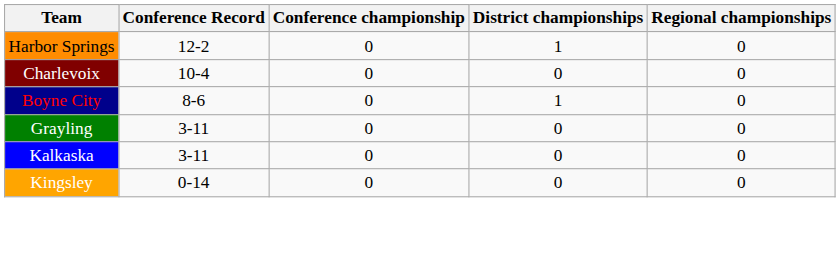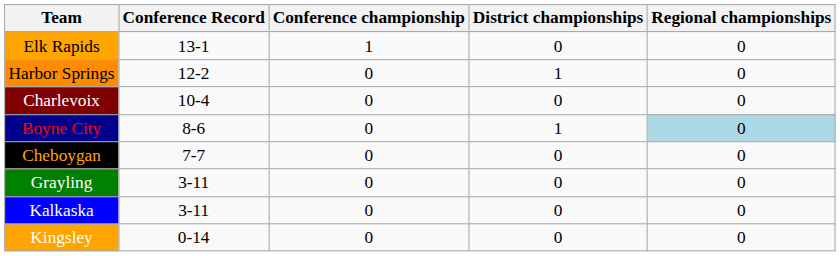+ row: (62, 45)
(741, 100) no background -> (741, 127) lightblue background
+ row: (62, 155)
